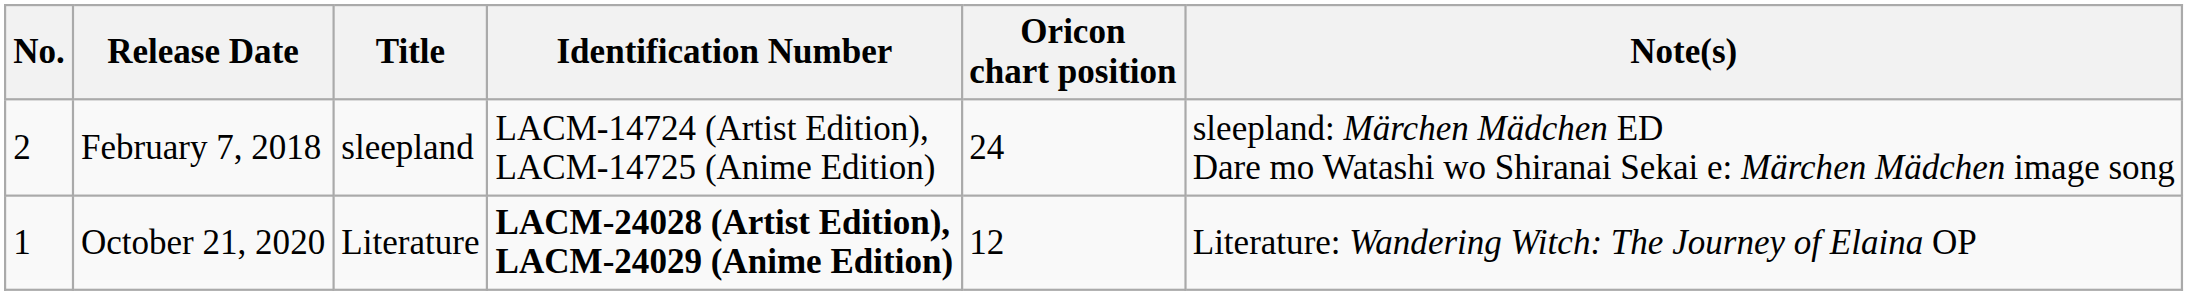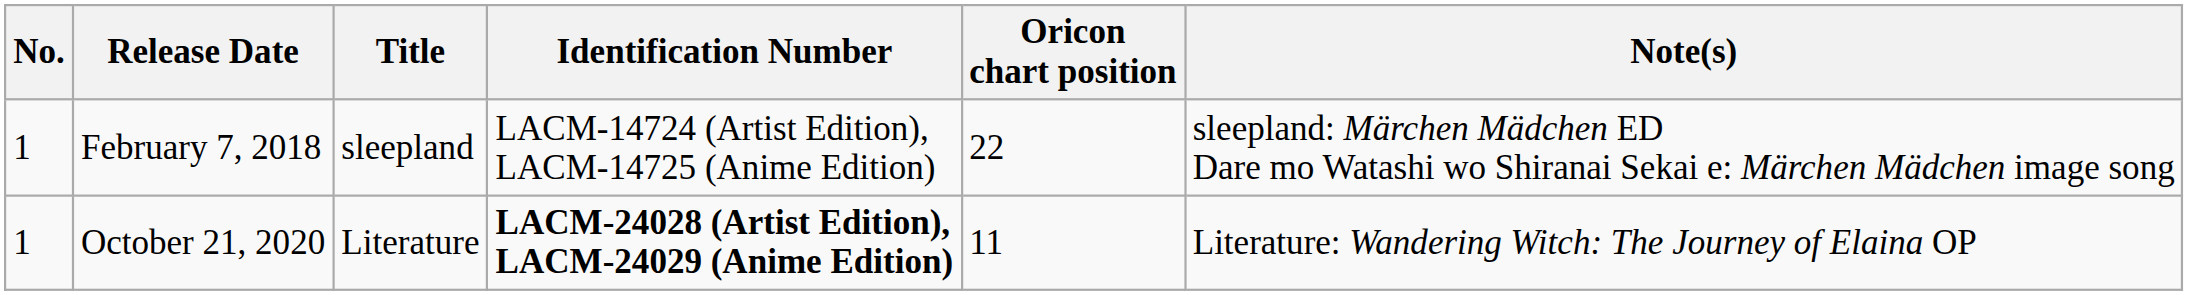(22, 146) 2 -> (22, 146) 1
(987, 146) 24 -> (987, 146) 22
(987, 241) 12 -> (986, 241) 11
